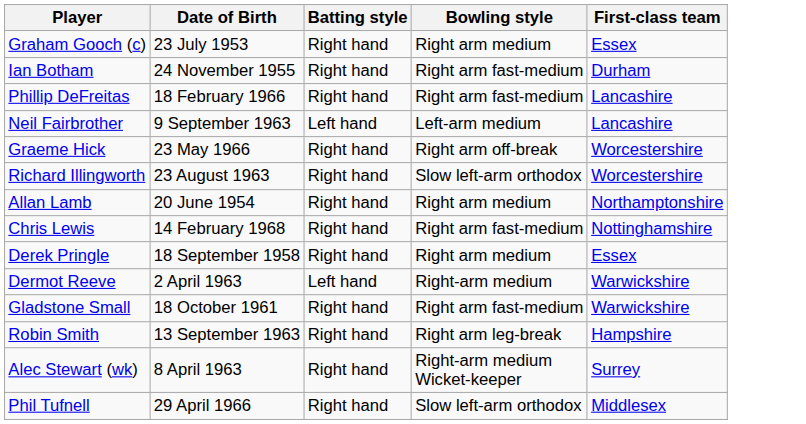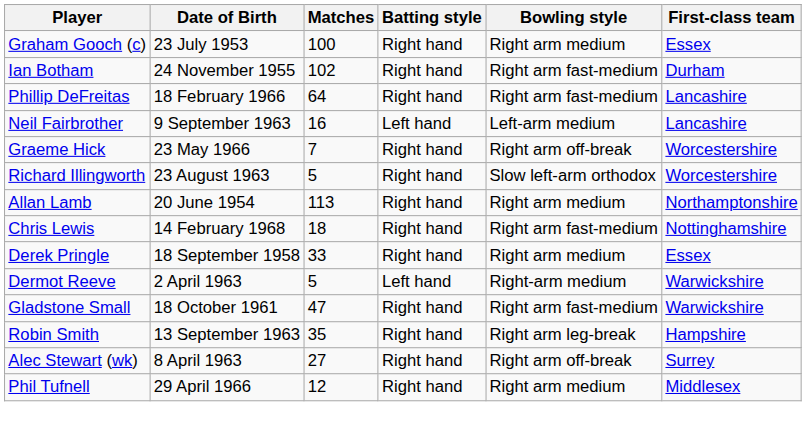+ column: (341, 17)
(484, 370) Right-arm medium Wicket-keeper -> (561, 360) Right arm off-break
(498, 405) Slow left-arm orthodox -> (557, 387) Right arm medium
